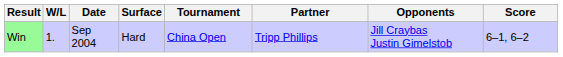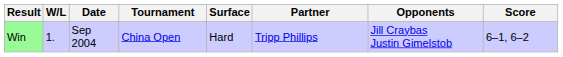columns swapped: (208, 13) <-> (142, 13)
